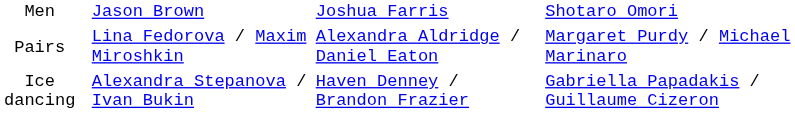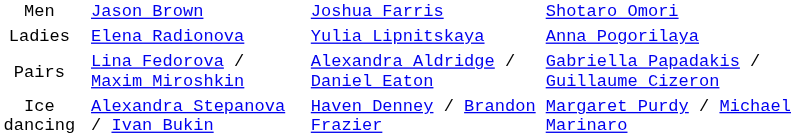+ row: (39, 37)
(668, 46) Margaret Purdy / Michael Marinaro -> (653, 71) Gabriella Papadakis / Guillaume Cizeron
(652, 91) Gabriella Papadakis / Guillaume Cizeron -> (668, 116) Margaret Purdy / Michael Marinaro
